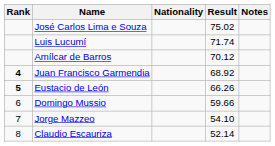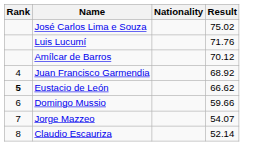- column: (255, 12)
(222, 42) 71.74 -> (222, 42) 71.76
(18, 73) bold -> (18, 73) normal
(222, 88) 66.26 -> (222, 88) 66.62
(222, 118) 54.10 -> (222, 118) 54.07
